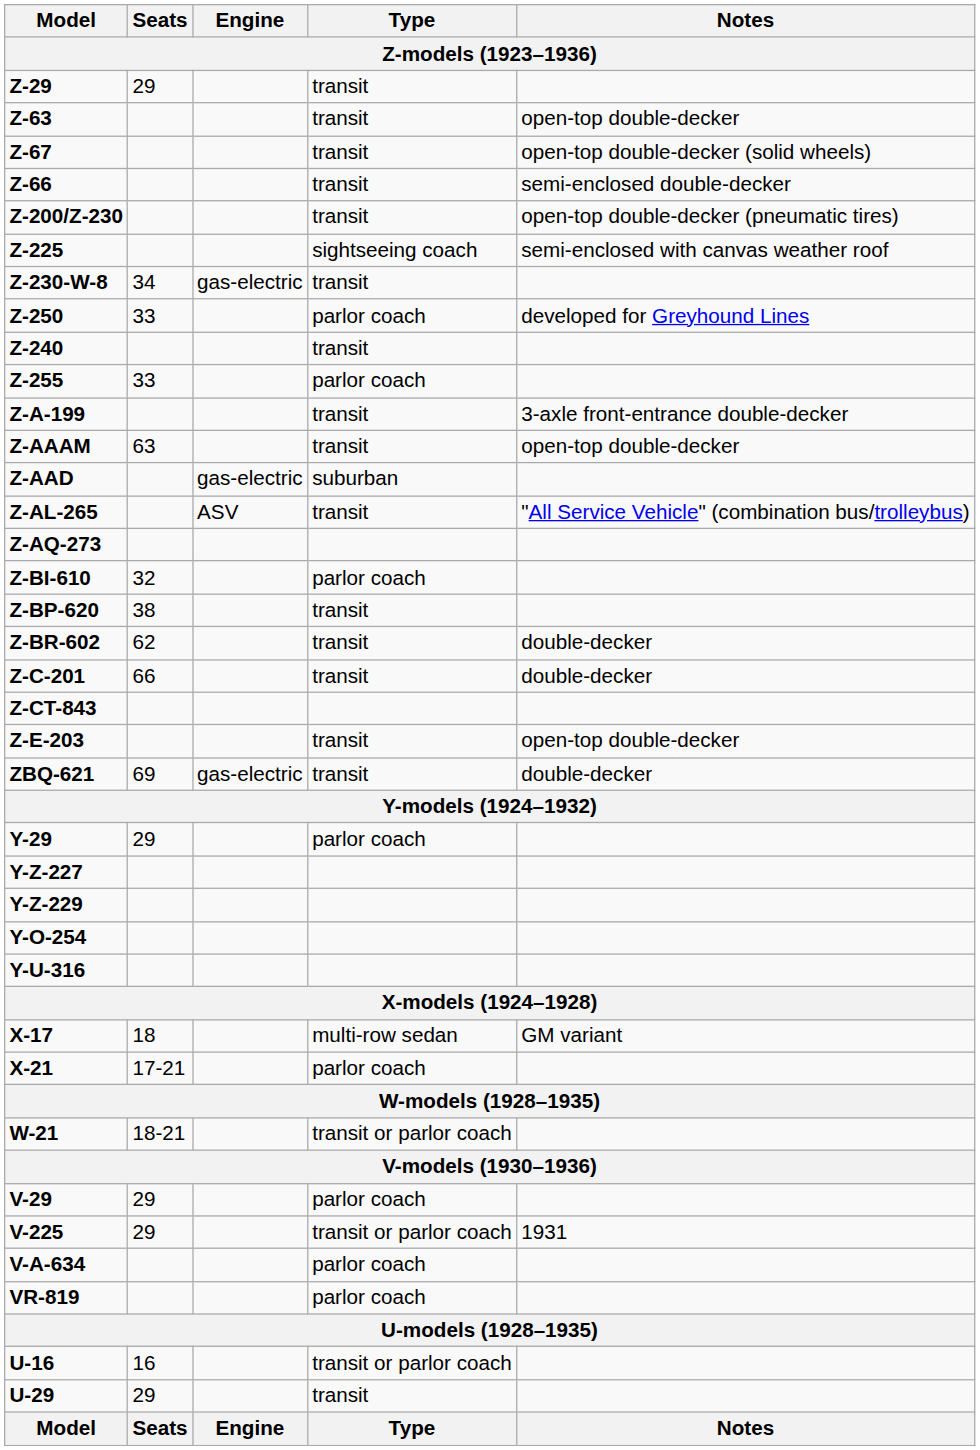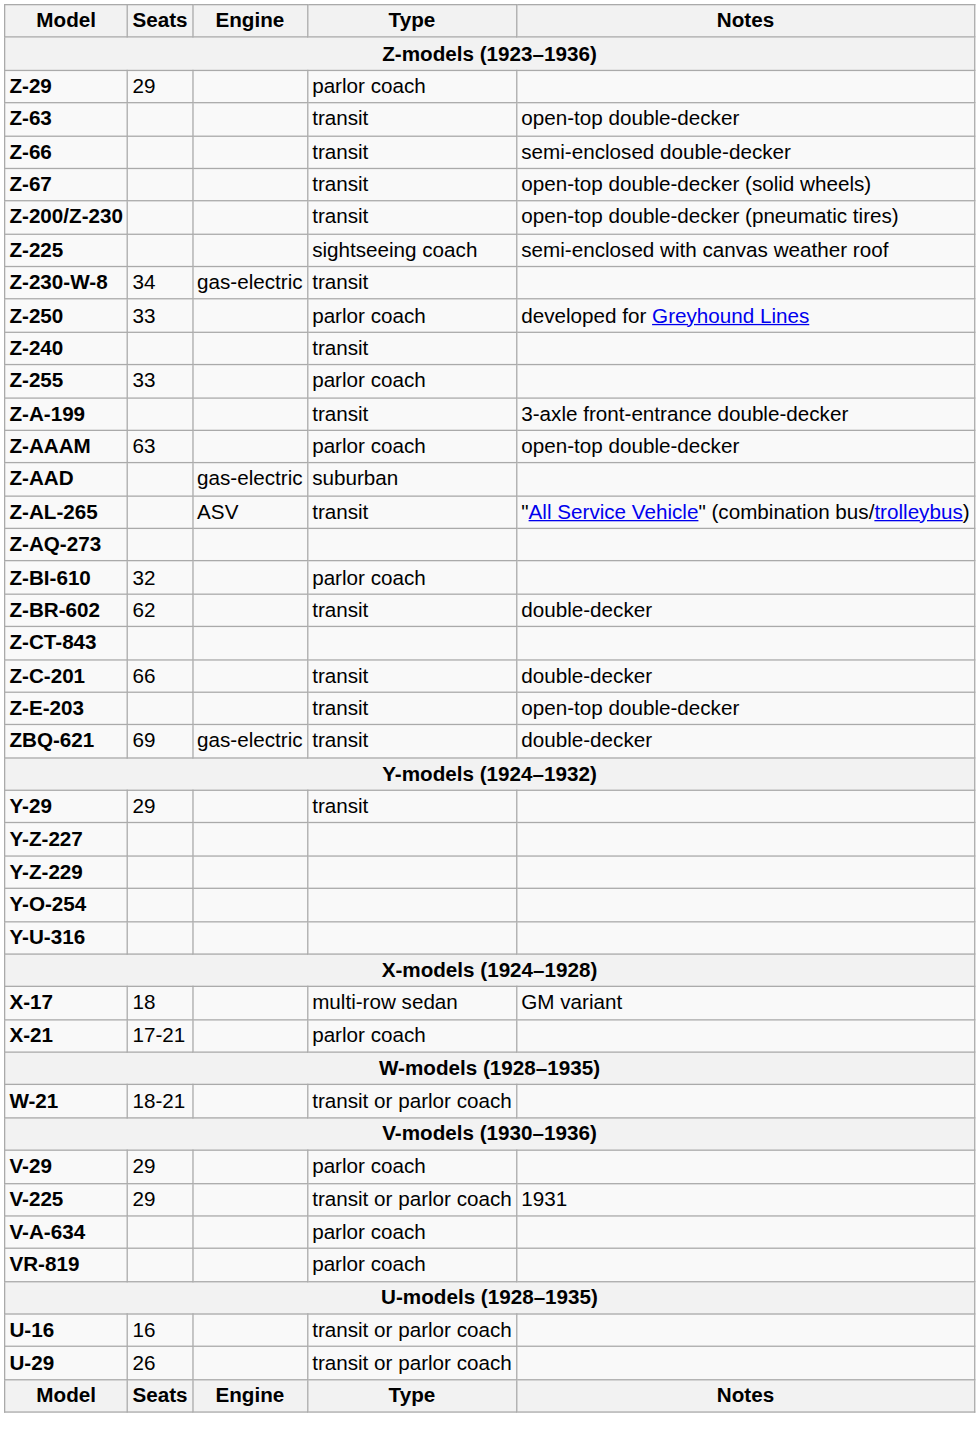(340, 86) transit -> (369, 86) parlor coach
rows swapped: (31, 184) <-> (31, 151)
(340, 446) transit -> (369, 446) parlor coach
- row: (54, 610)
rows swapped: (47, 675) <-> (53, 708)
(369, 839) parlor coach -> (340, 806) transit
(144, 1395) 29 -> (144, 1362) 26
(340, 1395) transit -> (412, 1362) transit or parlor coach
